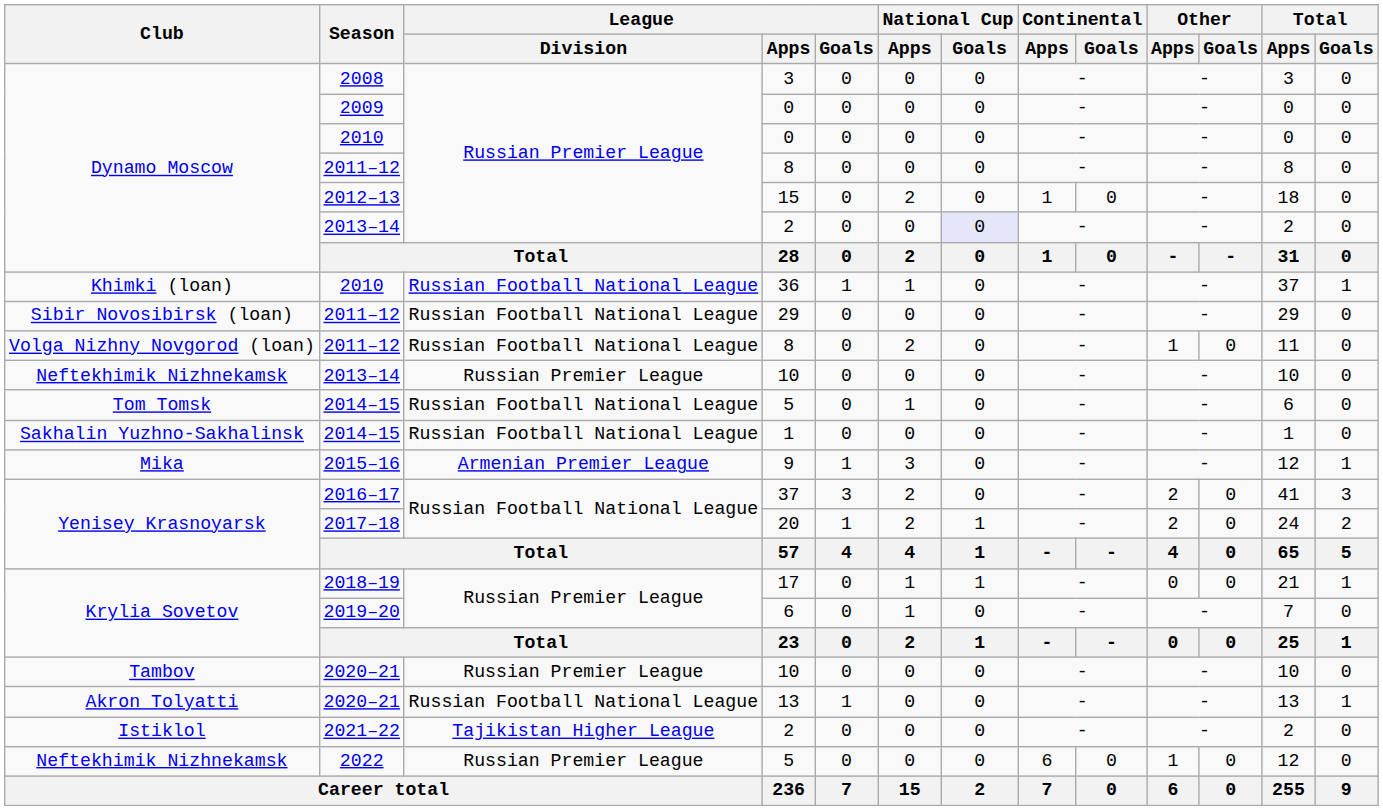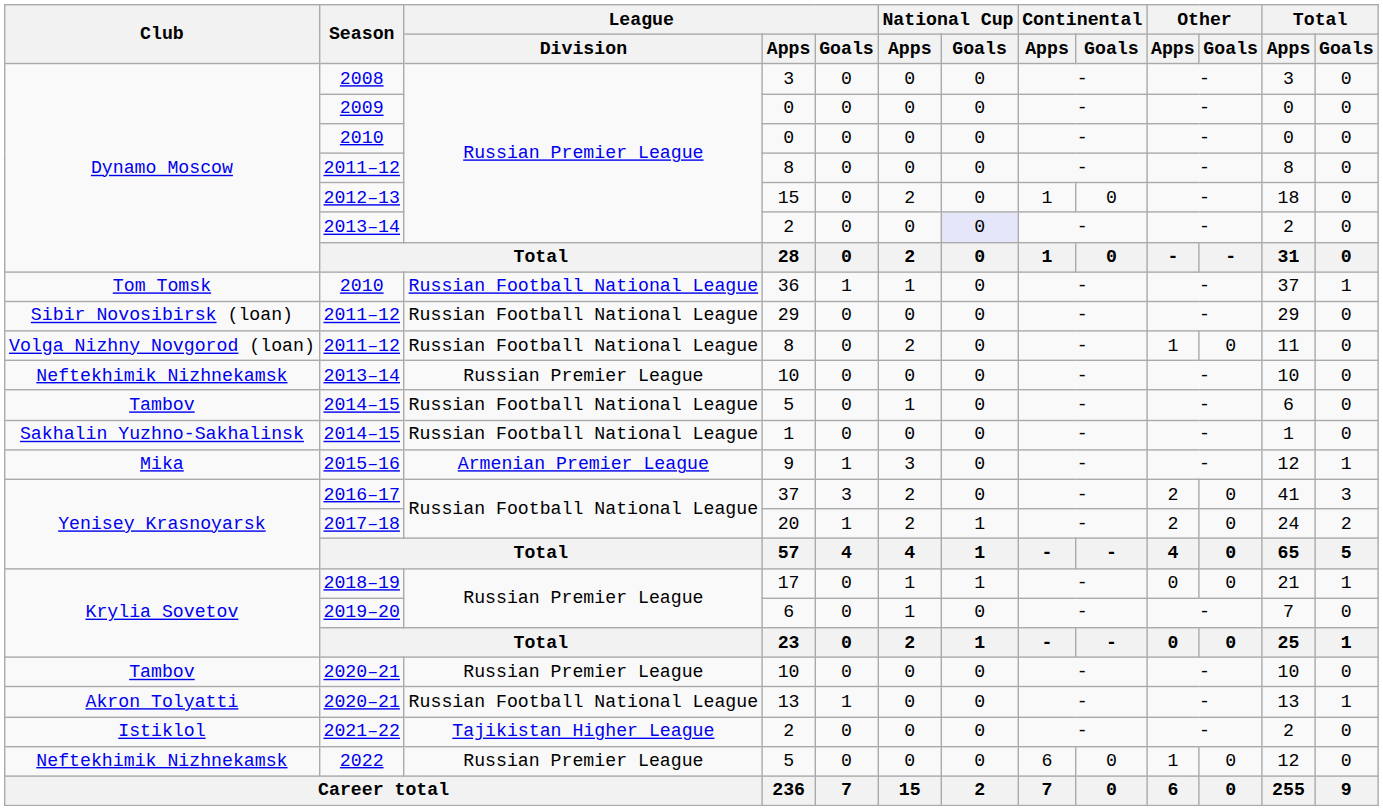(162, 286) Khimki (loan) -> (162, 286) Tom Tomsk
(162, 405) Tom Tomsk -> (162, 405) Tambov
